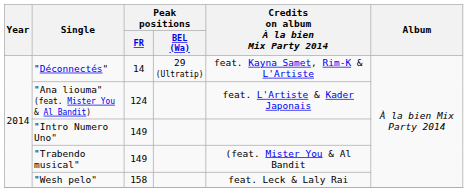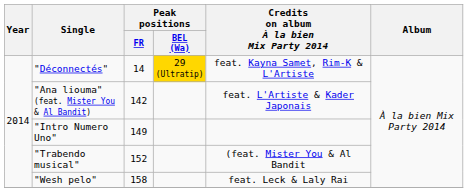(180, 69) no background -> (180, 69) gold background
(139, 100) 124 -> (139, 100) 142
(139, 159) 149 -> (139, 159) 152
